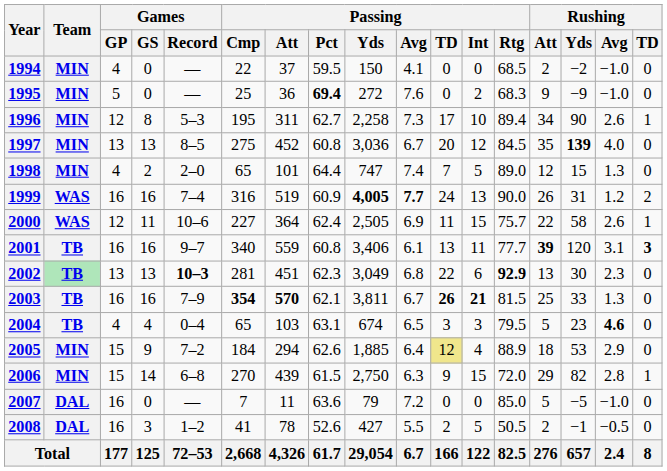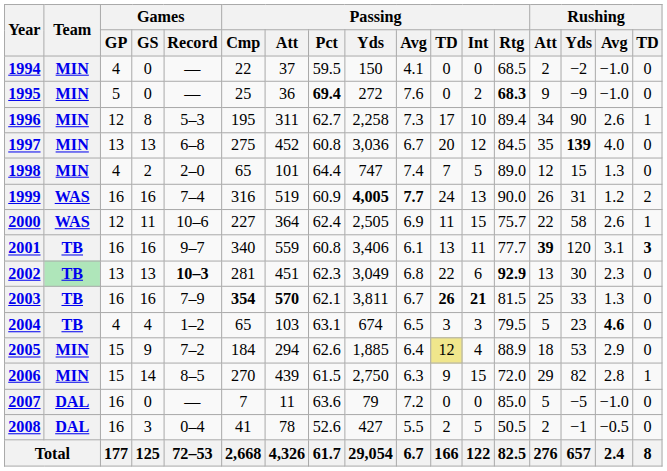(512, 94) normal -> (512, 94) bold
(192, 145) 8–5 -> (192, 145) 6–8
(192, 324) 0–4 -> (192, 324) 1–2
(192, 376) 6–8 -> (192, 376) 8–5
(192, 427) 1–2 -> (192, 427) 0–4
